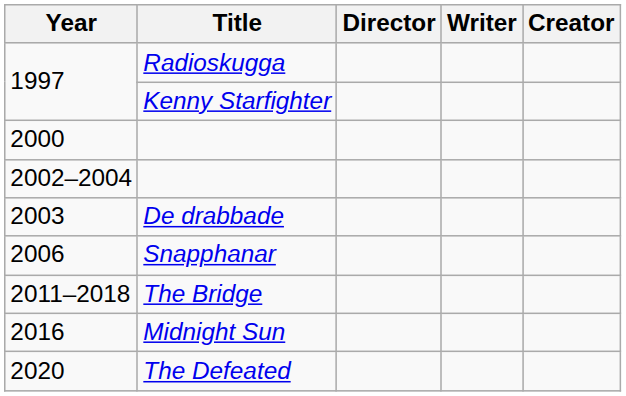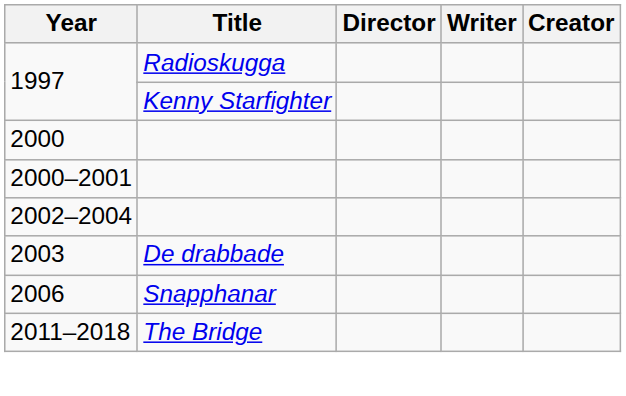+ row: (71, 178)
- row: (37, 332)
- row: (37, 370)
